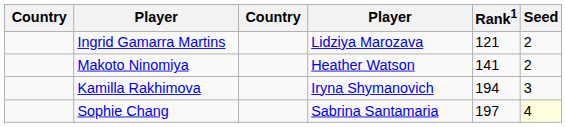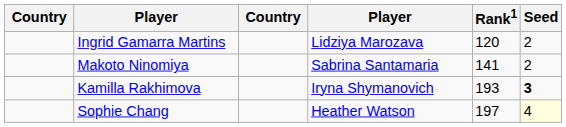(487, 42) 121 -> (487, 42) 120
(363, 65) Heather Watson -> (375, 65) Sabrina Santamaria
(487, 88) 194 -> (487, 88) 193
(528, 88) normal -> (528, 88) bold
(375, 111) Sabrina Santamaria -> (363, 111) Heather Watson
